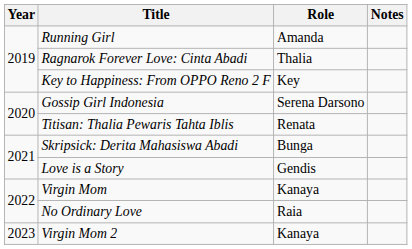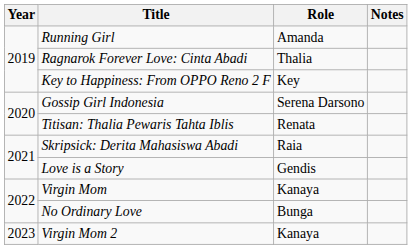(295, 146) Bunga -> (290, 146) Raia
(290, 211) Raia -> (295, 211) Bunga
